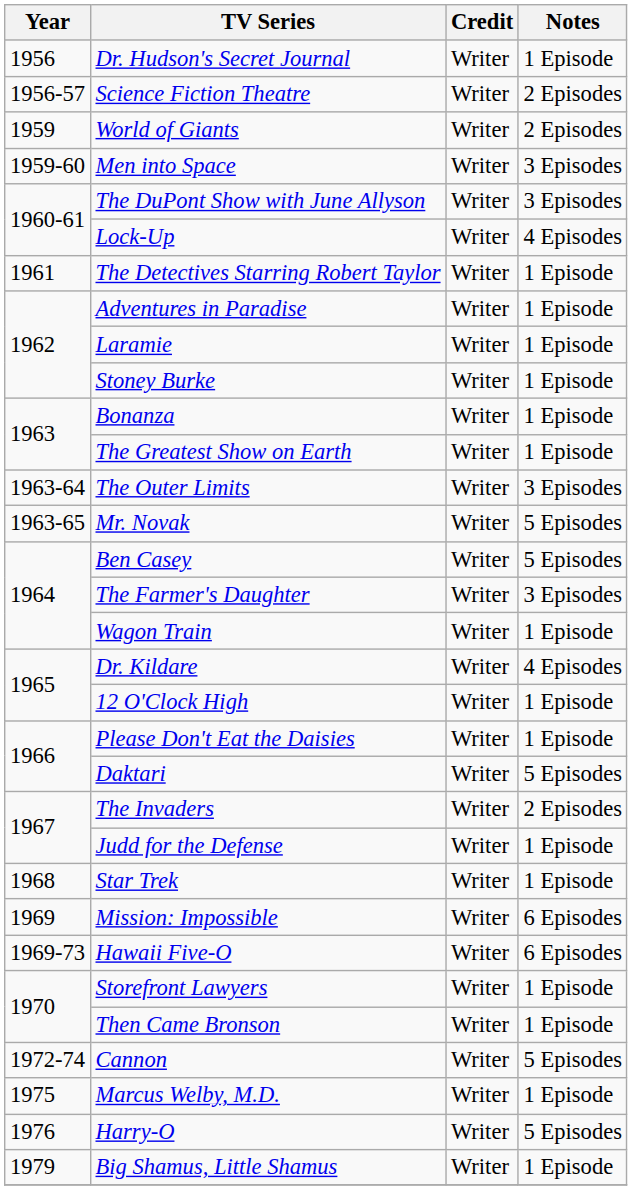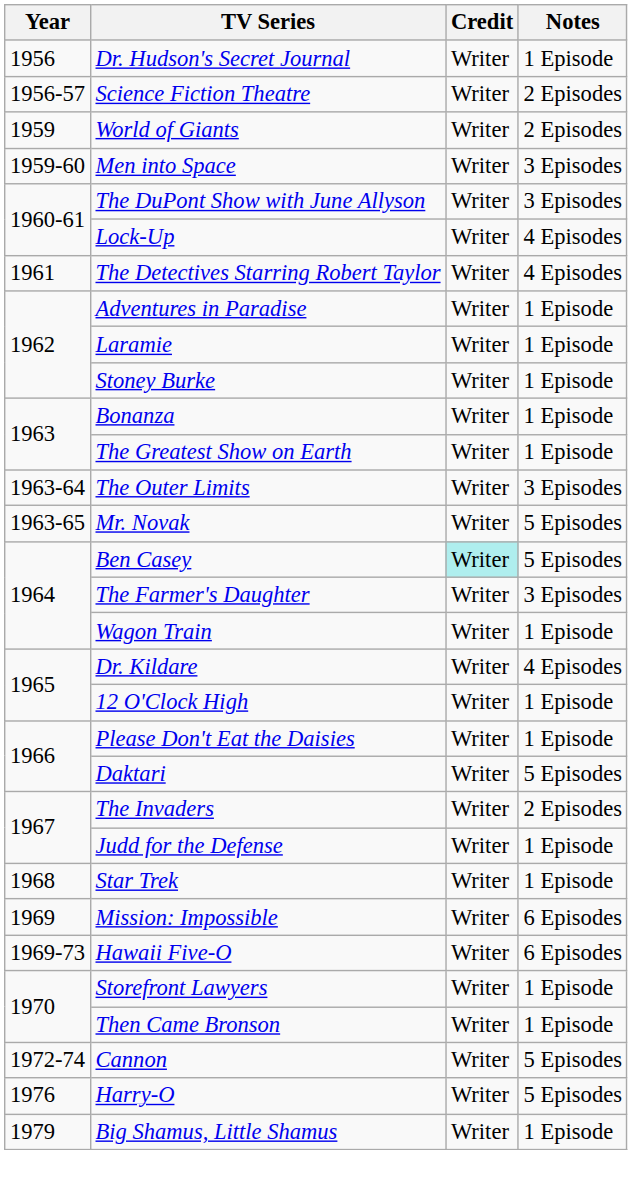(568, 272) 1 Episode -> (573, 272) 4 Episodes
(480, 559) no background -> (480, 559) paleturquoise background
- row: (188, 1095)
